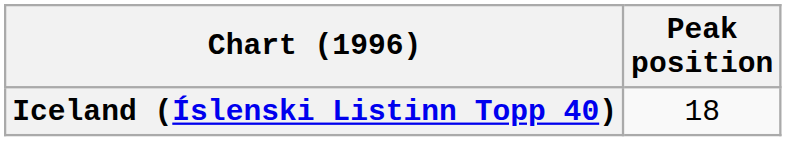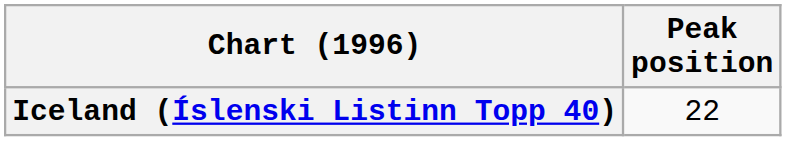(702, 112) 18 -> (702, 112) 22
